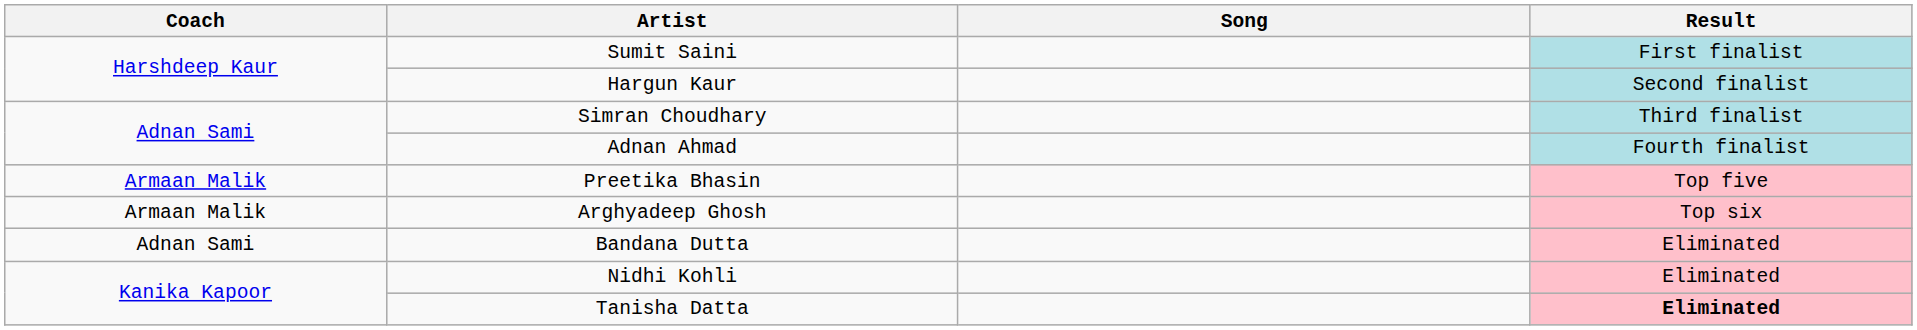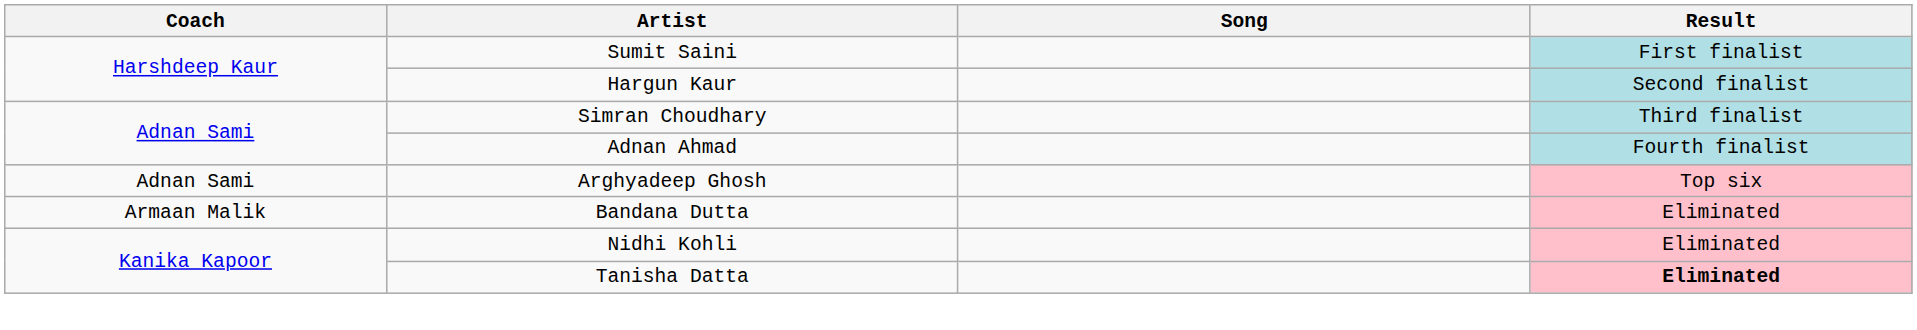- row: (672, 181)
(195, 213) Armaan Malik -> (195, 181) Adnan Sami
(195, 245) Adnan Sami -> (195, 213) Armaan Malik
